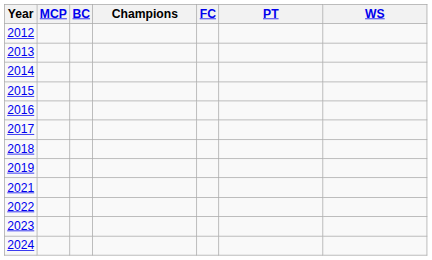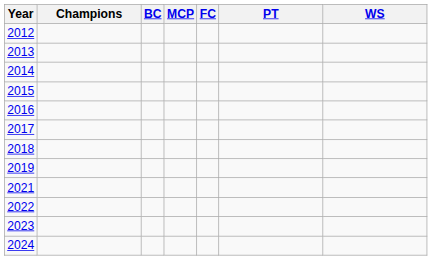columns swapped: (145, 14) <-> (53, 14)
